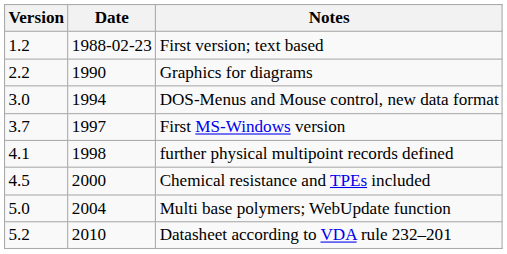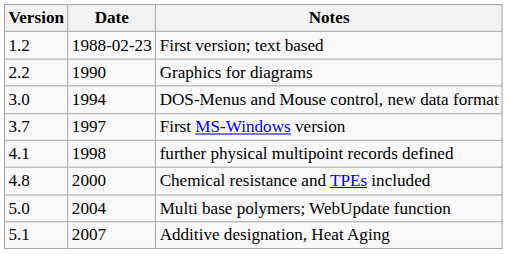(19, 180) 4.5 -> (19, 180) 4.8
+ row: (275, 235)
- row: (306, 235)
